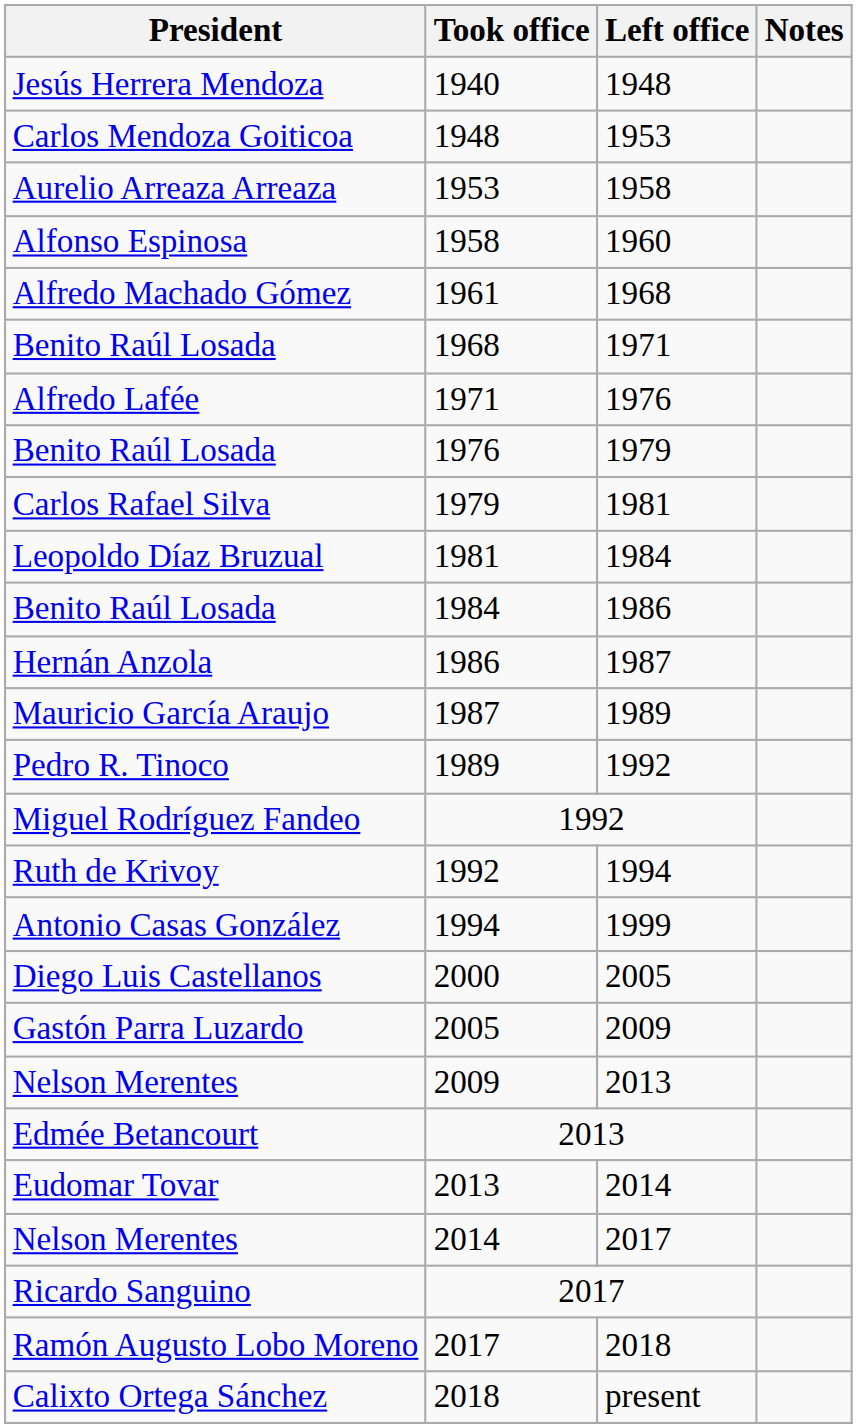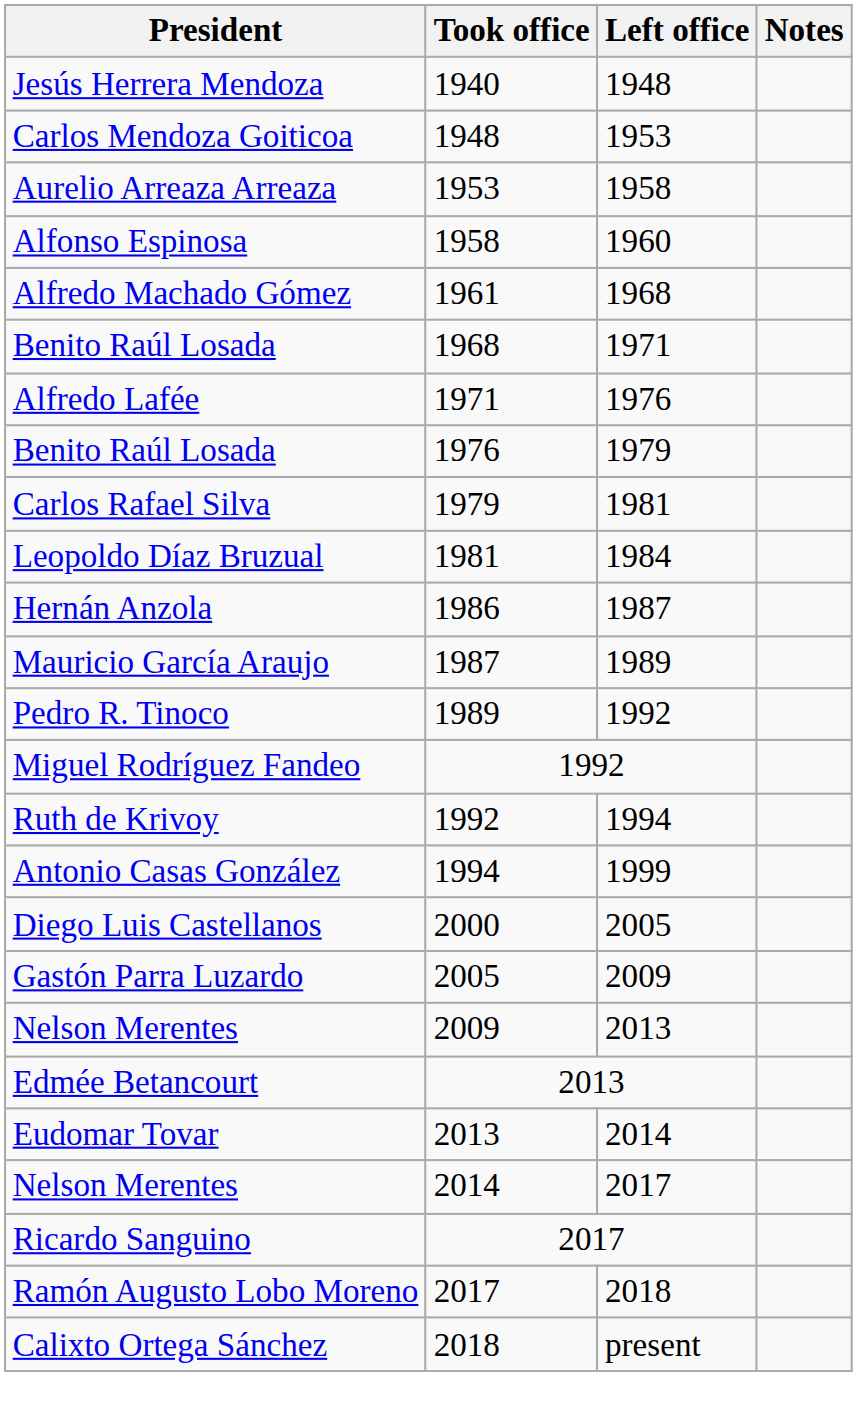- row: (144, 608)
